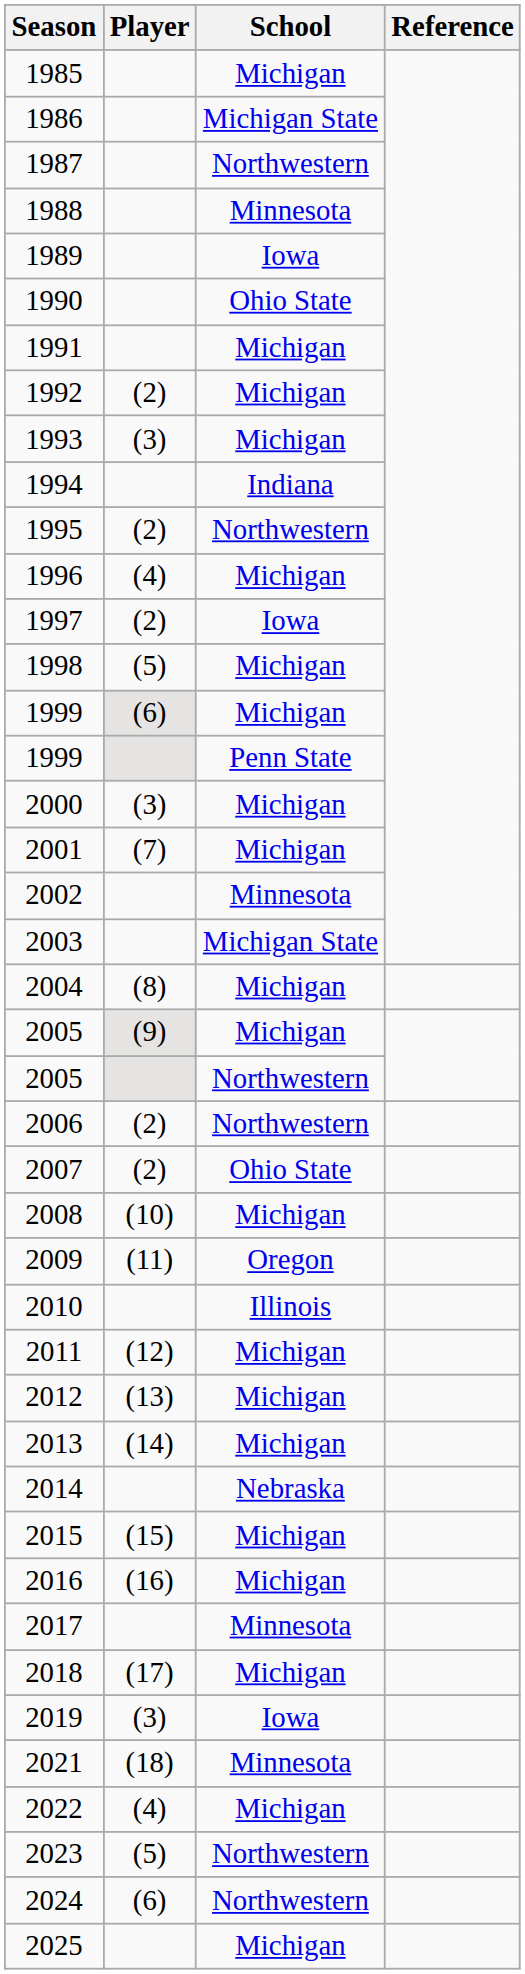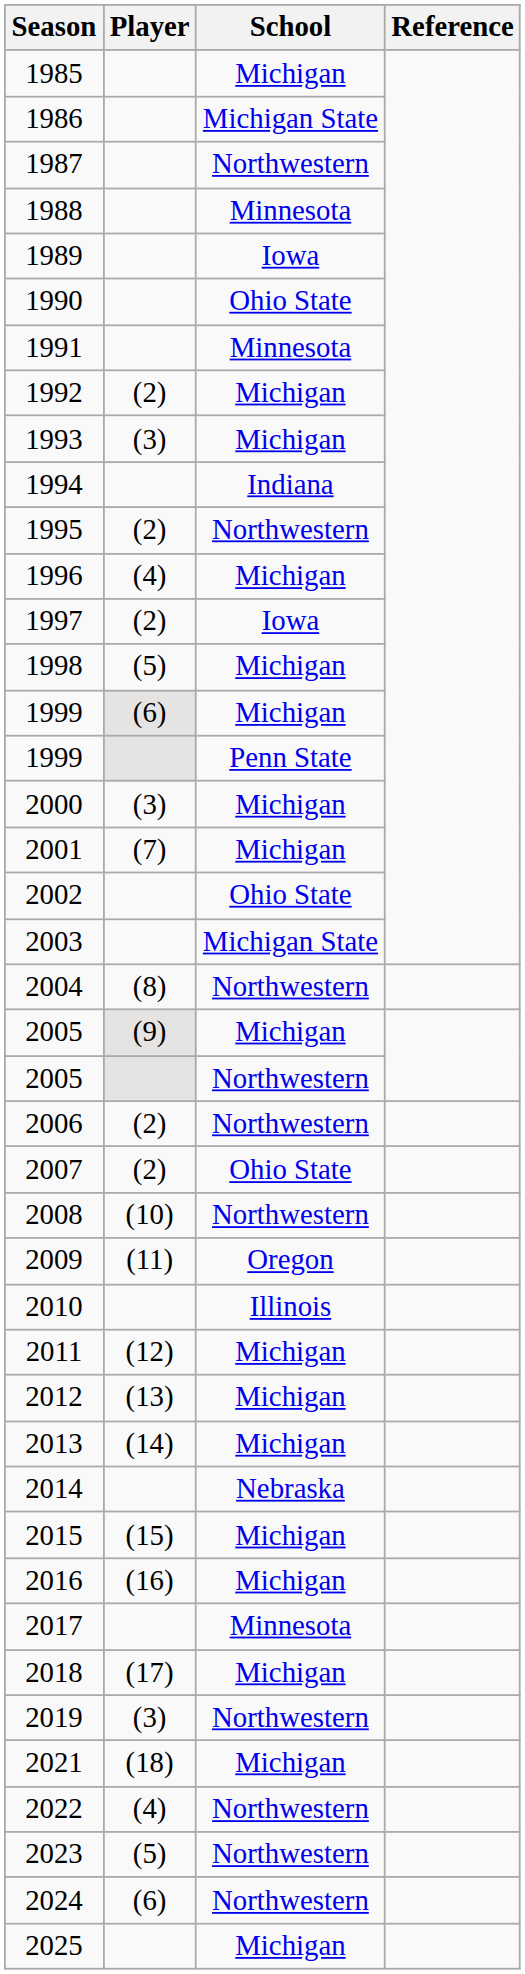(290, 347) Michigan -> (290, 347) Minnesota
(290, 895) Minnesota -> (290, 895) Ohio State
(290, 986) Michigan -> (290, 986) Northwestern
(290, 1214) Michigan -> (290, 1214) Northwestern
(290, 1717) Iowa -> (290, 1717) Northwestern
(290, 1762) Minnesota -> (290, 1762) Michigan
(290, 1808) Michigan -> (290, 1808) Northwestern
